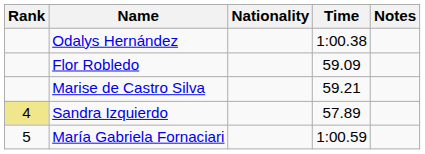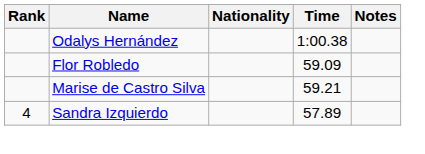(27, 112) khaki background -> (27, 112) no background
- row: (138, 137)
